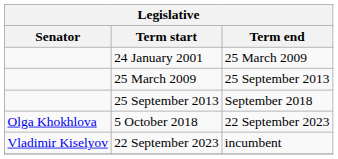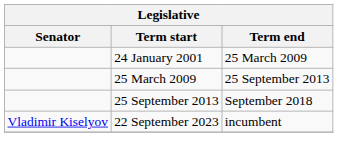- row: (156, 121)
